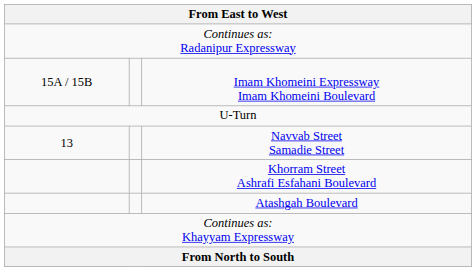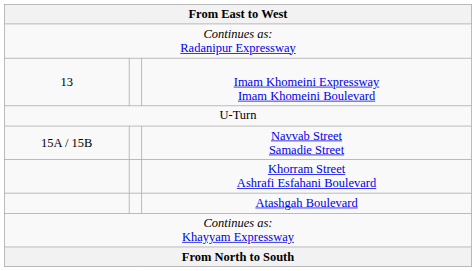(67, 82) 15A / 15B -> (67, 82) 13
(67, 142) 13 -> (67, 142) 15A / 15B
